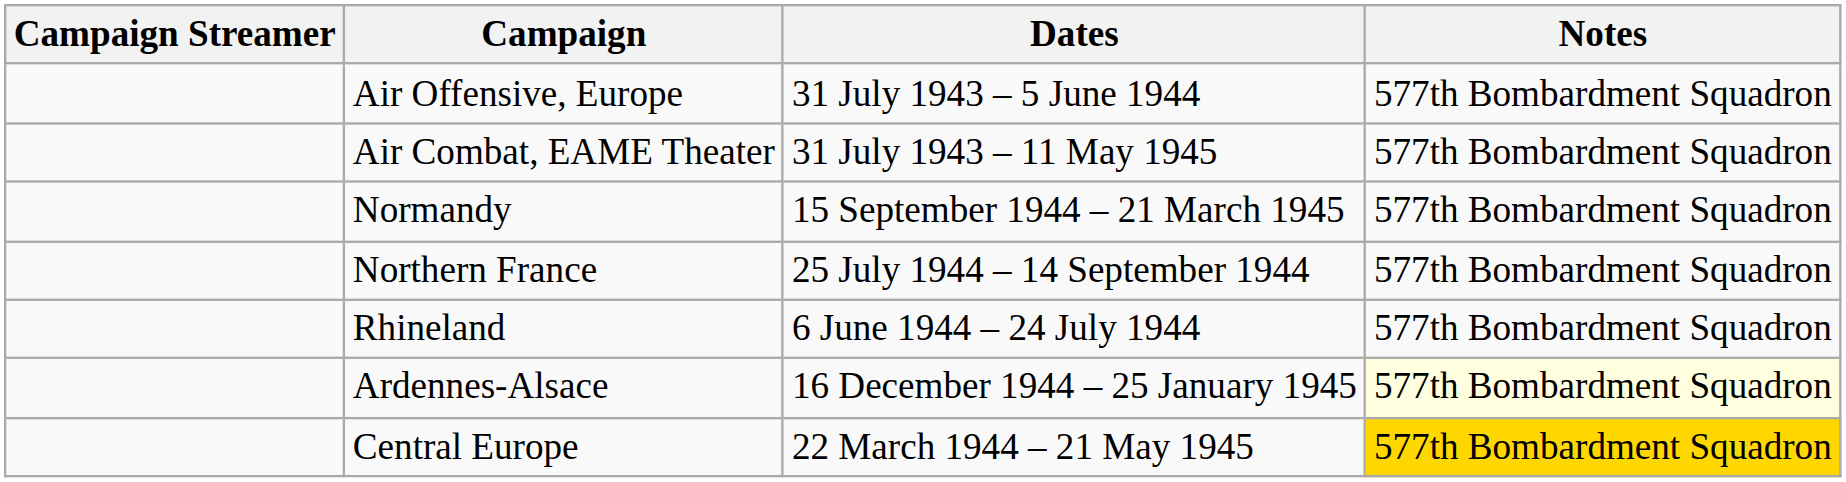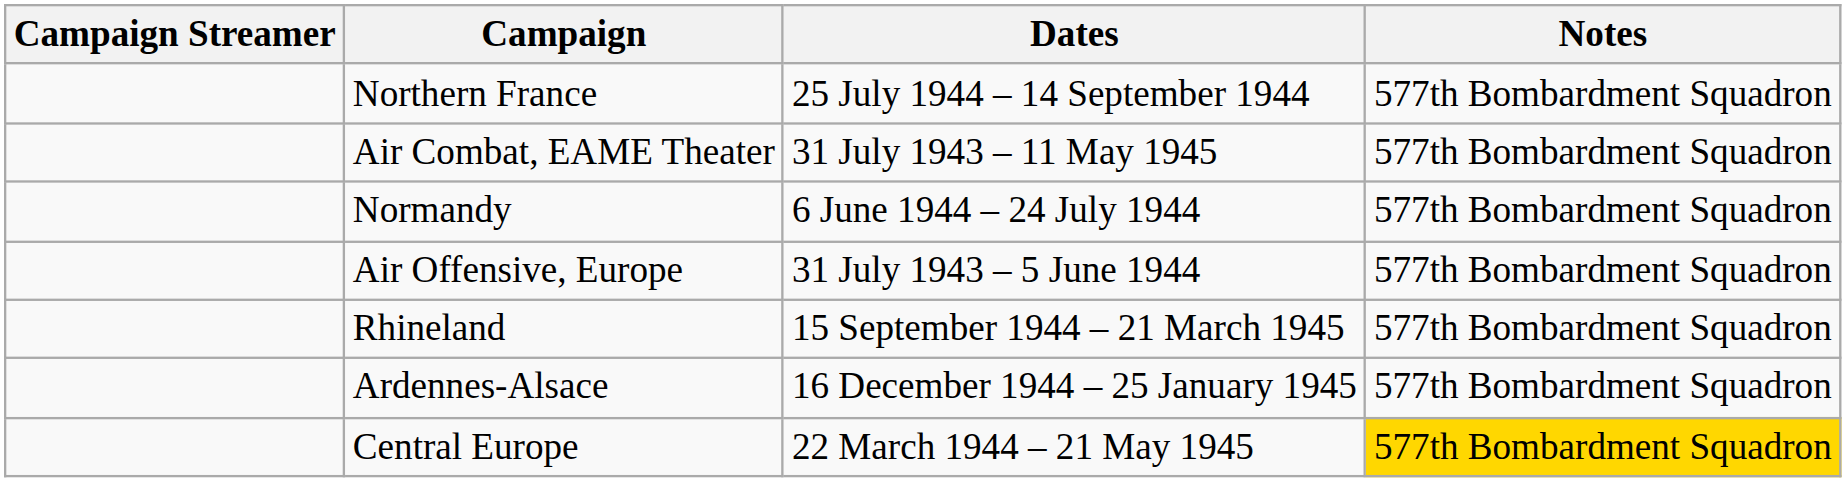rows swapped: (518, 92) <-> (475, 269)
(1068, 210) 15 September 1944 – 21 March 1945 -> (996, 210) 6 June 1944 – 24 July 1944
(996, 328) 6 June 1944 – 24 July 1944 -> (1068, 328) 15 September 1944 – 21 March 1945
(1603, 387) lightyellow background -> (1603, 387) no background
